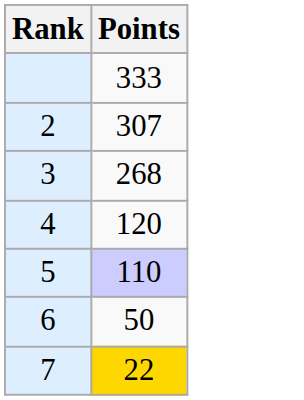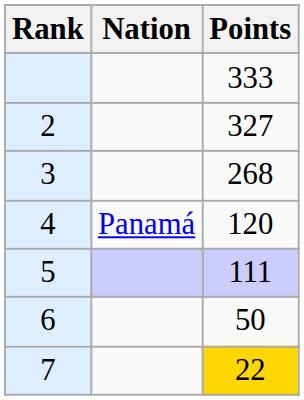+ column: (147, 28)
(139, 126) 307 -> (250, 126) 327
(139, 272) 110 -> (250, 272) 111
